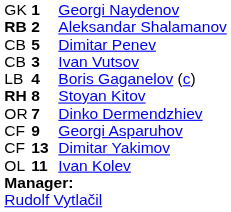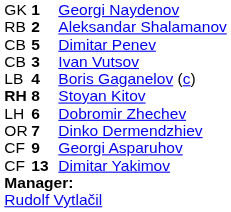(16, 27) bold -> (15, 27) normal
+ row: (122, 113)
- row: (95, 165)
